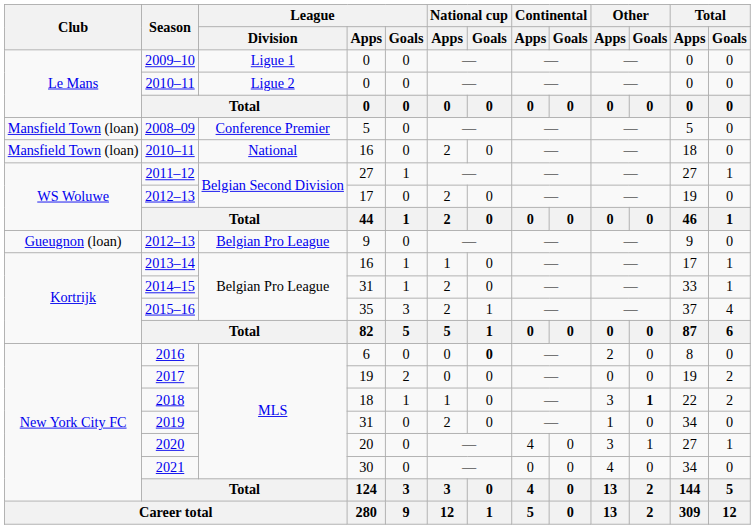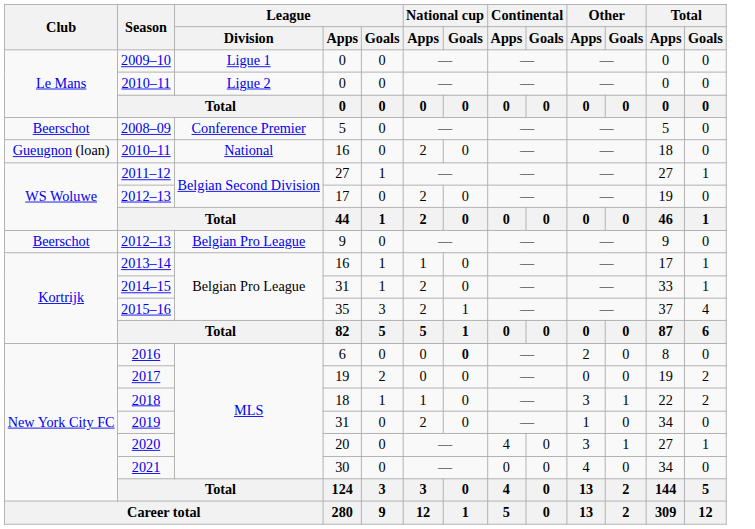(73, 128) Mansfield Town (loan) -> (61, 128) Beerschot
(73, 151) Mansfield Town (loan) -> (61, 151) Gueugnon (loan)
(73, 241) Gueugnon (loan) -> (61, 241) Beerschot
(650, 399) bold -> (626, 399) normal
